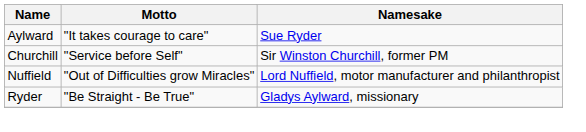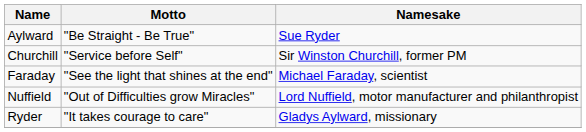(136, 35) "It takes courage to care" -> (129, 35) "Be Straight - Be True"
+ row: (31, 76)
(129, 96) "Be Straight - Be True" -> (136, 117) "It takes courage to care"
